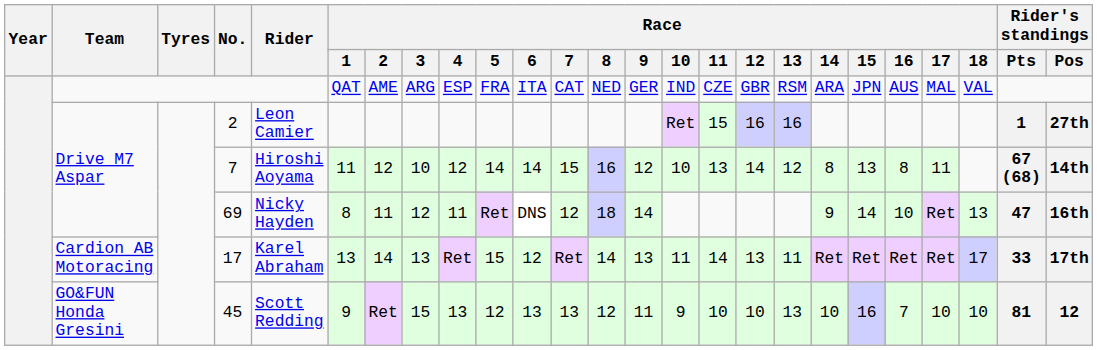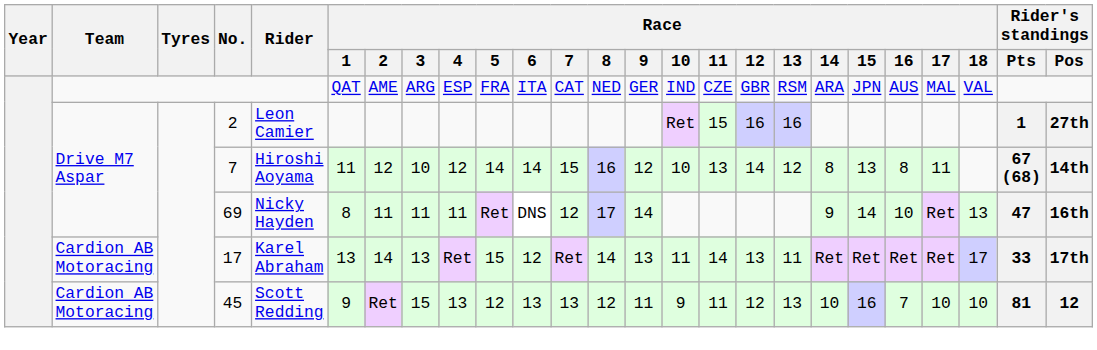(420, 214) 12 -> (420, 214) 11
(606, 214) 18 -> (606, 214) 17
(90, 313) GO&FUN Honda Gresini -> (104, 304) Cardion AB Motoracing
(718, 313) 10 -> (718, 304) 11
(755, 313) 10 -> (755, 304) 12
